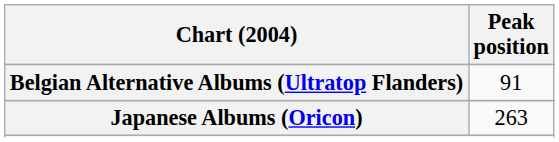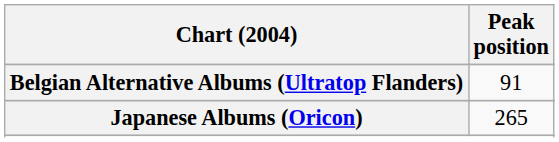(511, 117) 263 -> (511, 117) 265
